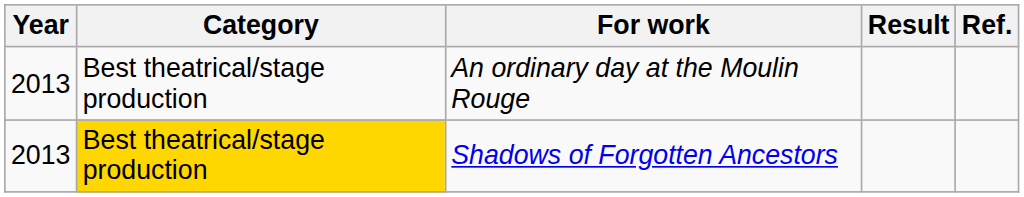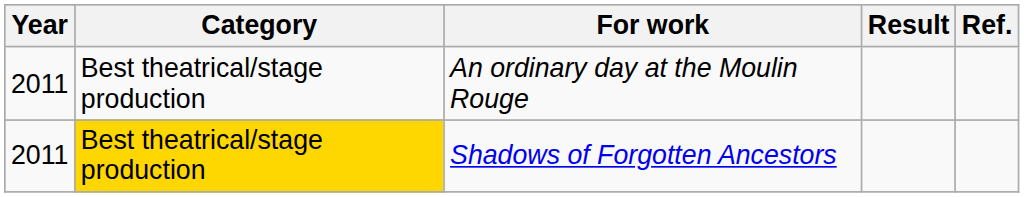(41, 83) 2013 -> (40, 83) 2011
(41, 155) 2013 -> (40, 155) 2011
